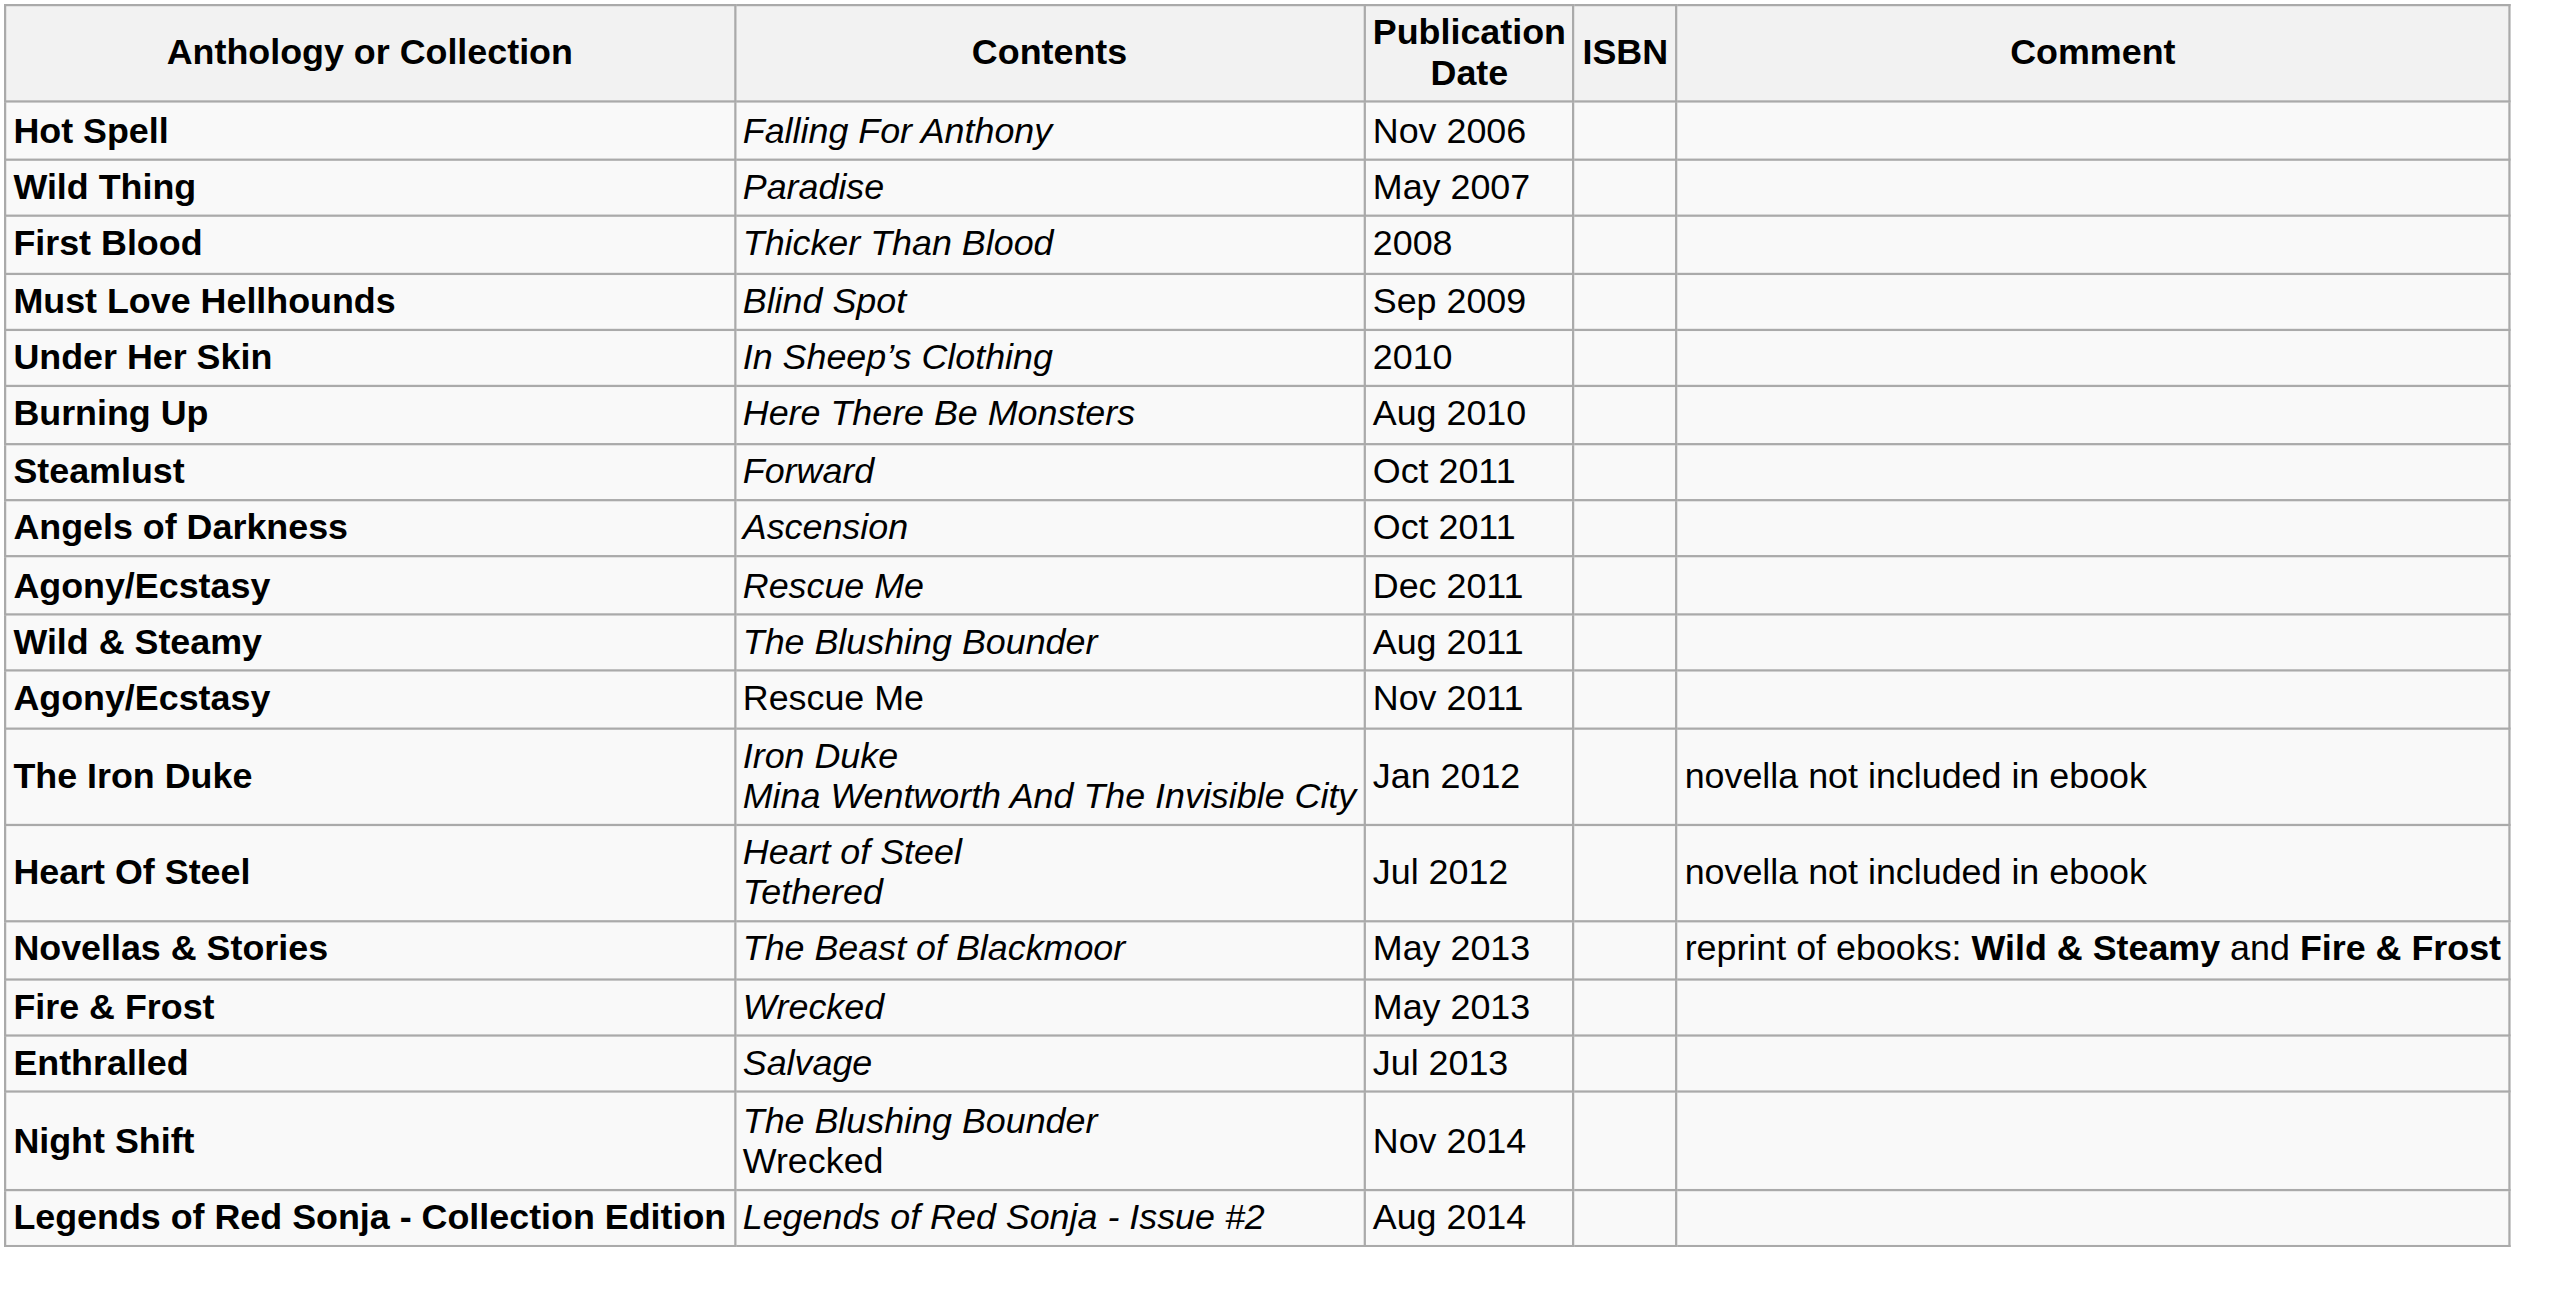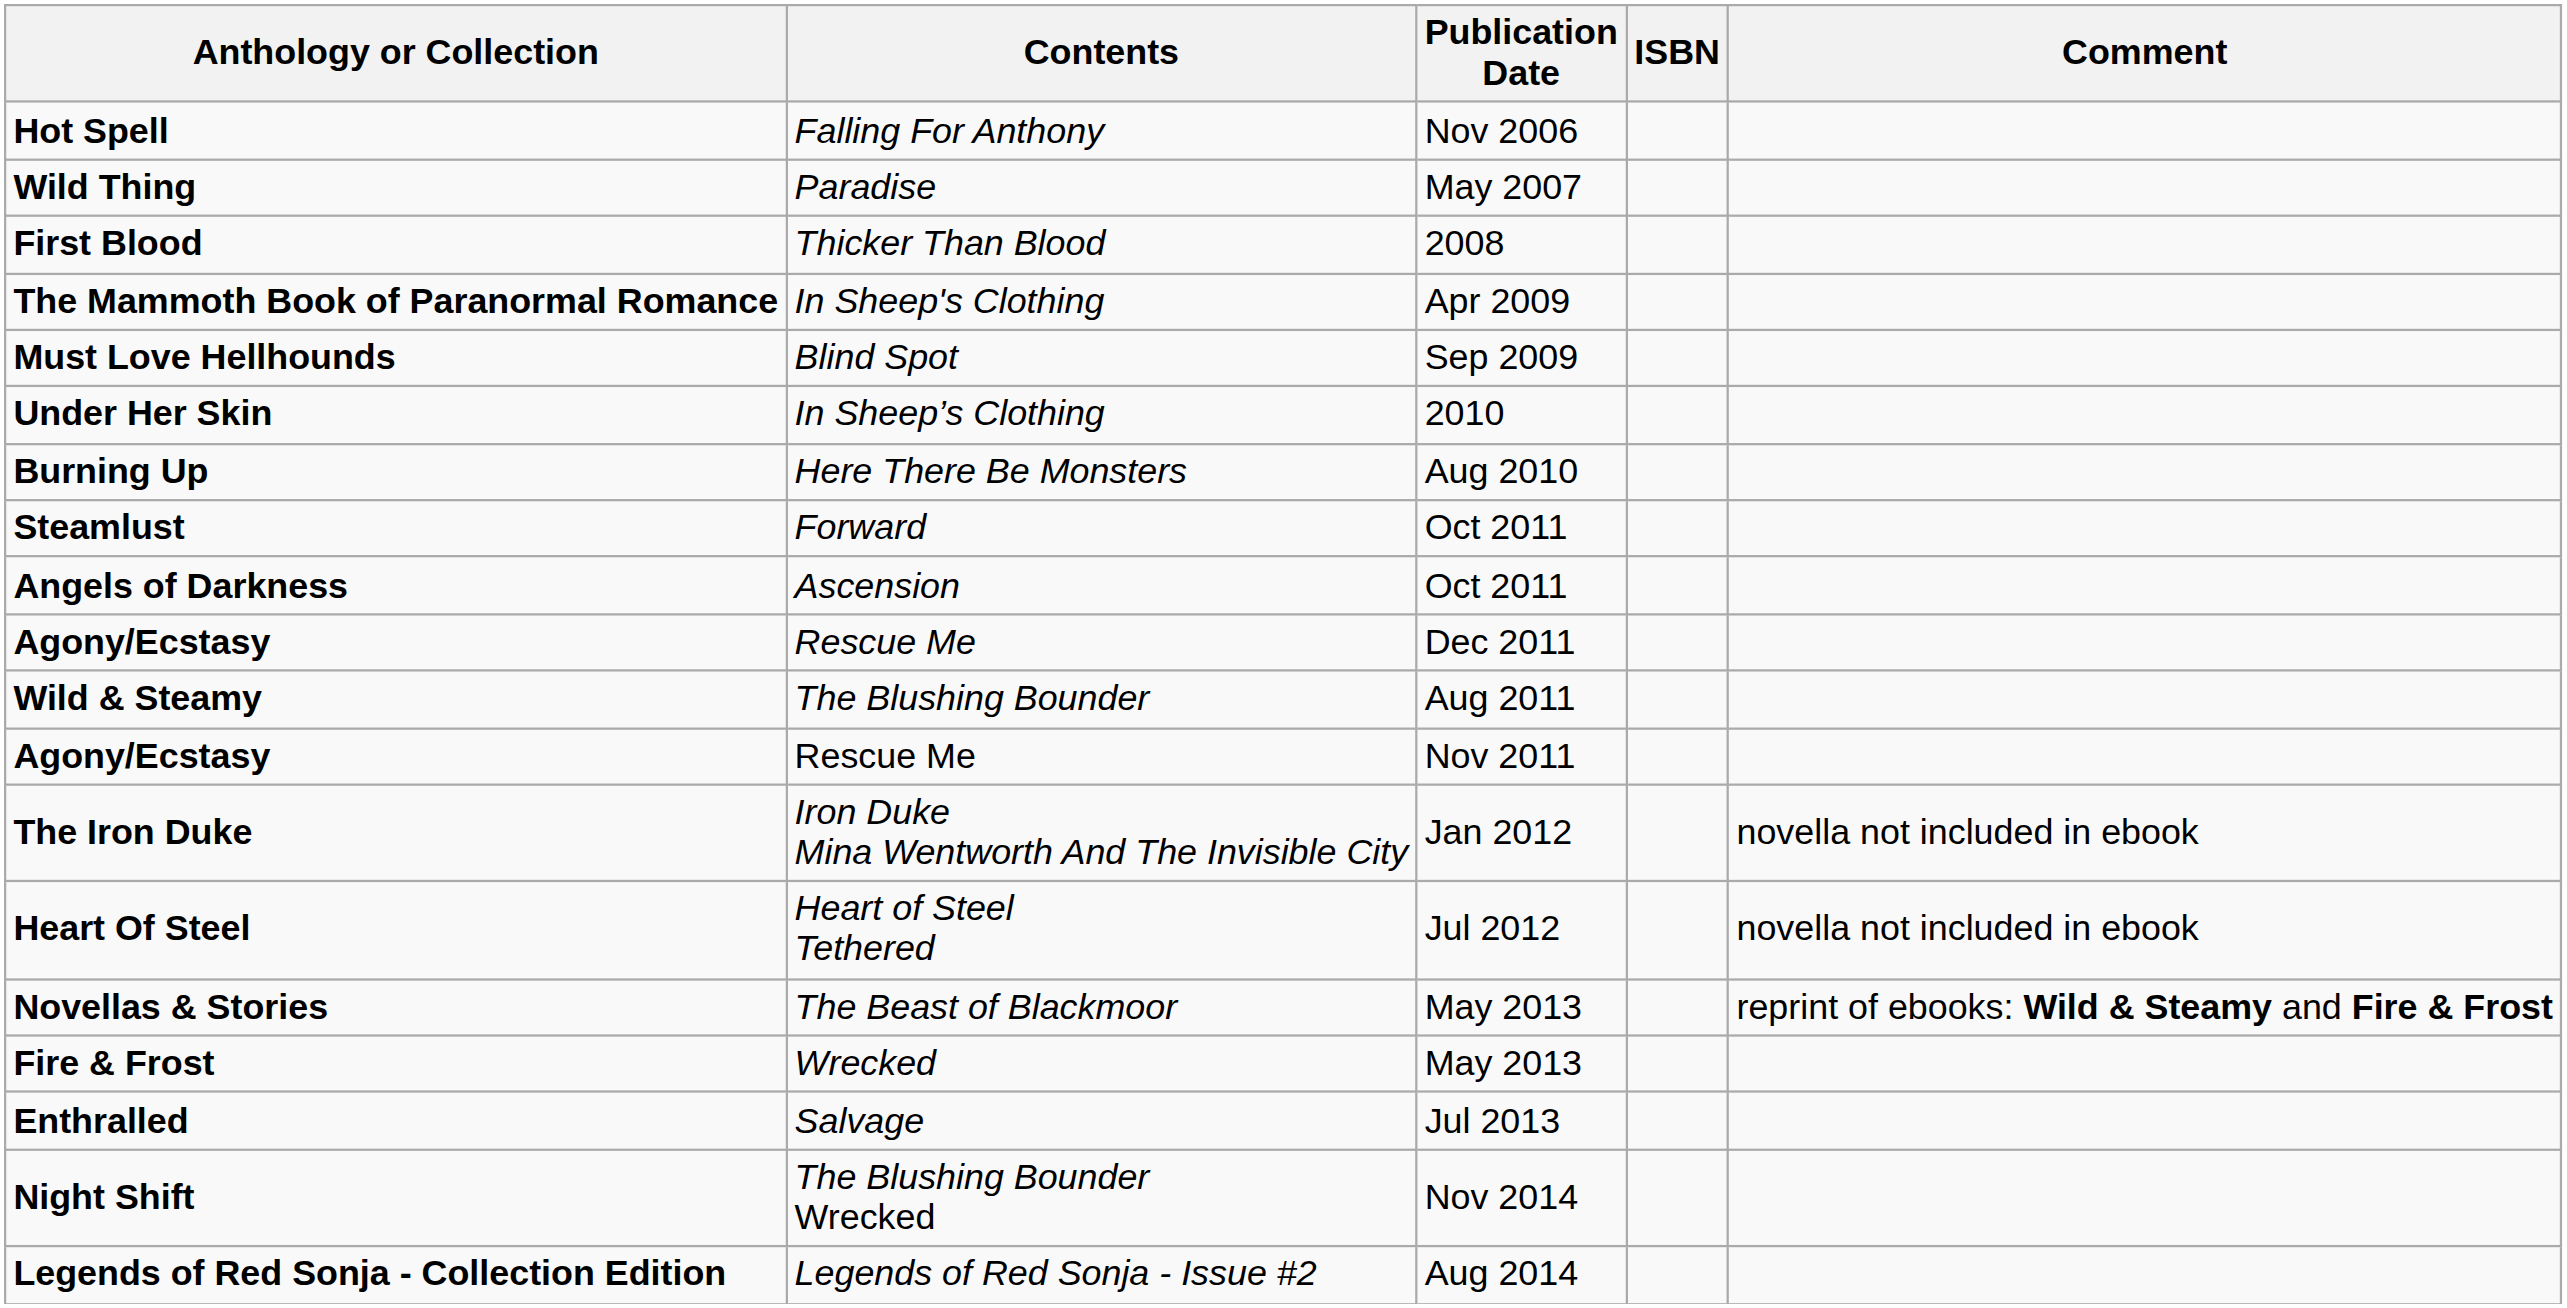+ row: (396, 300)
